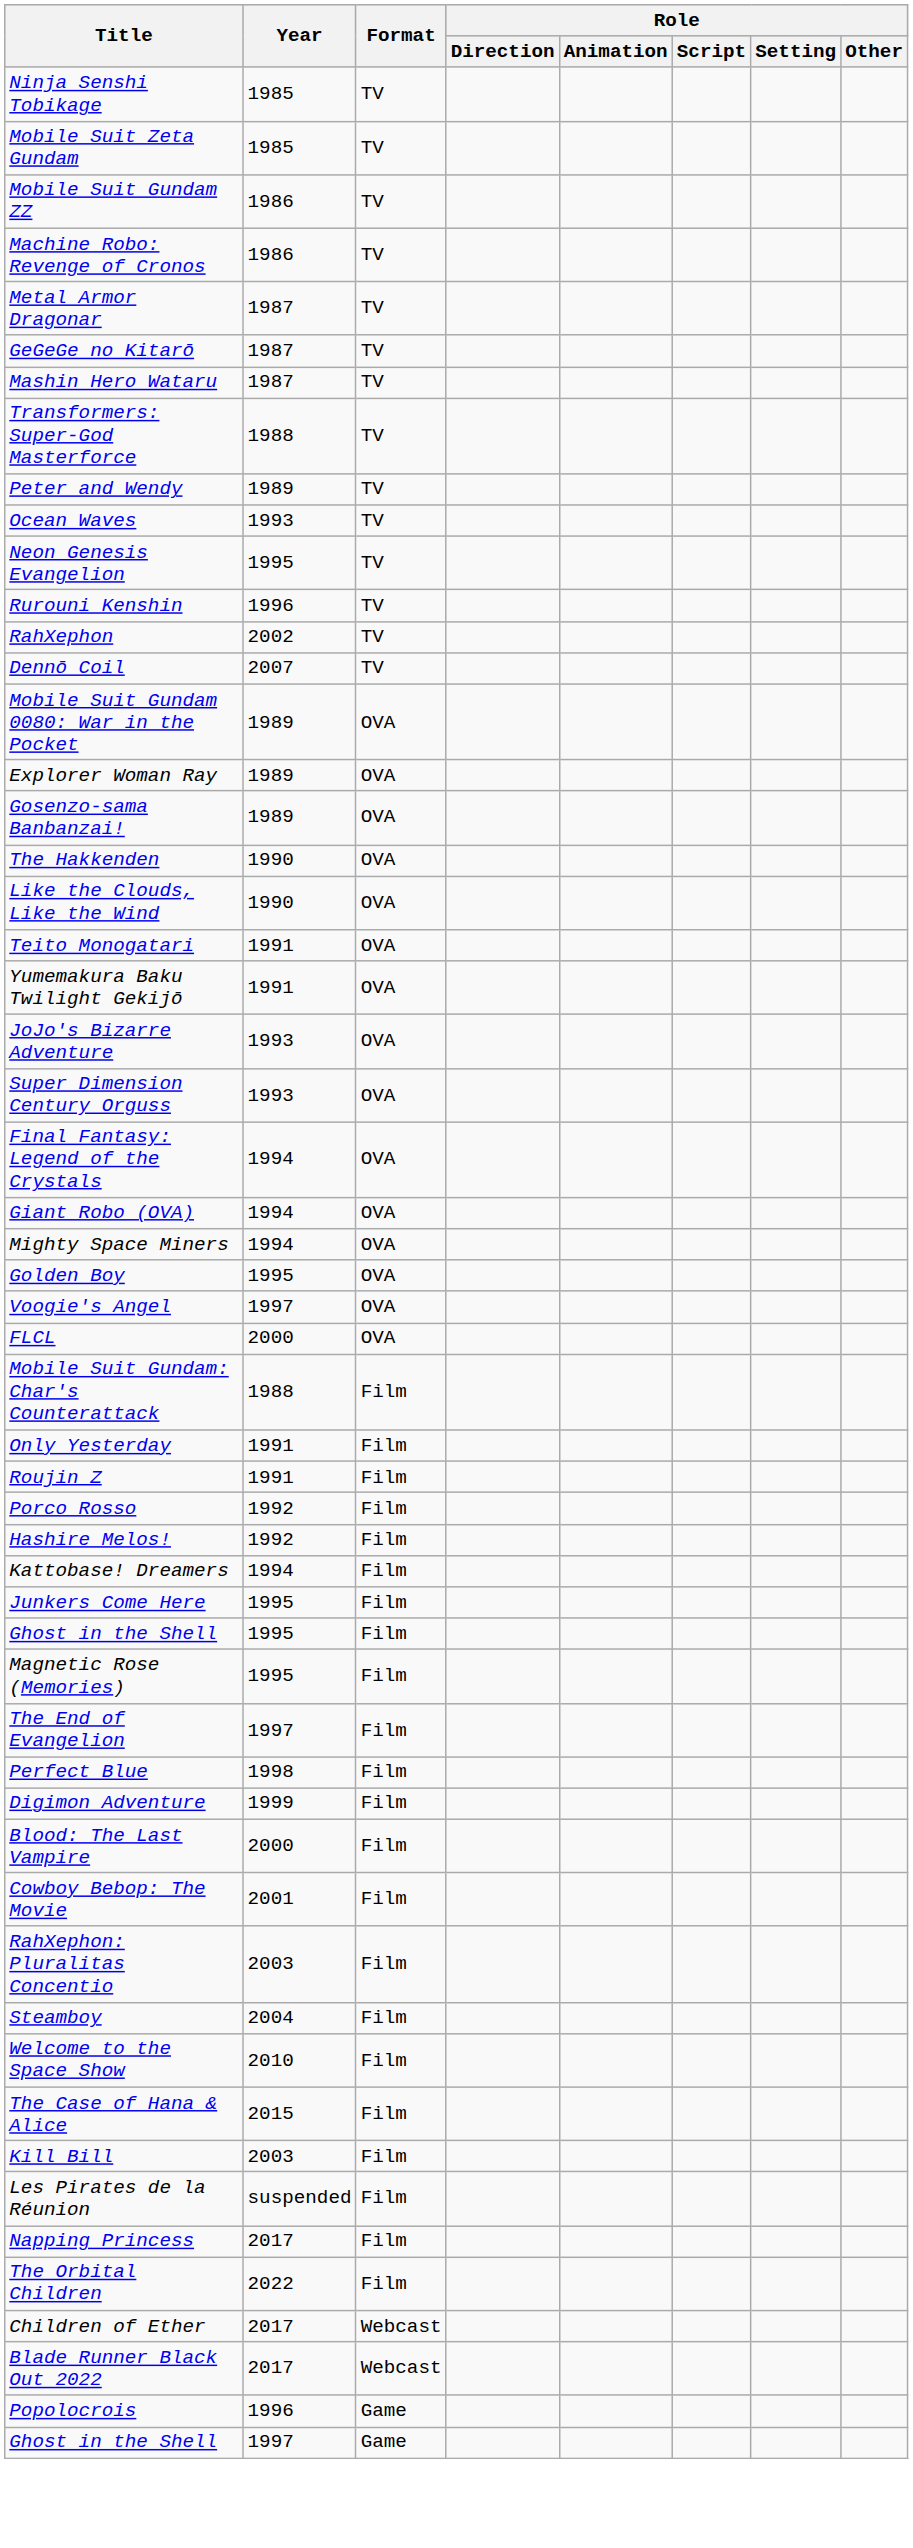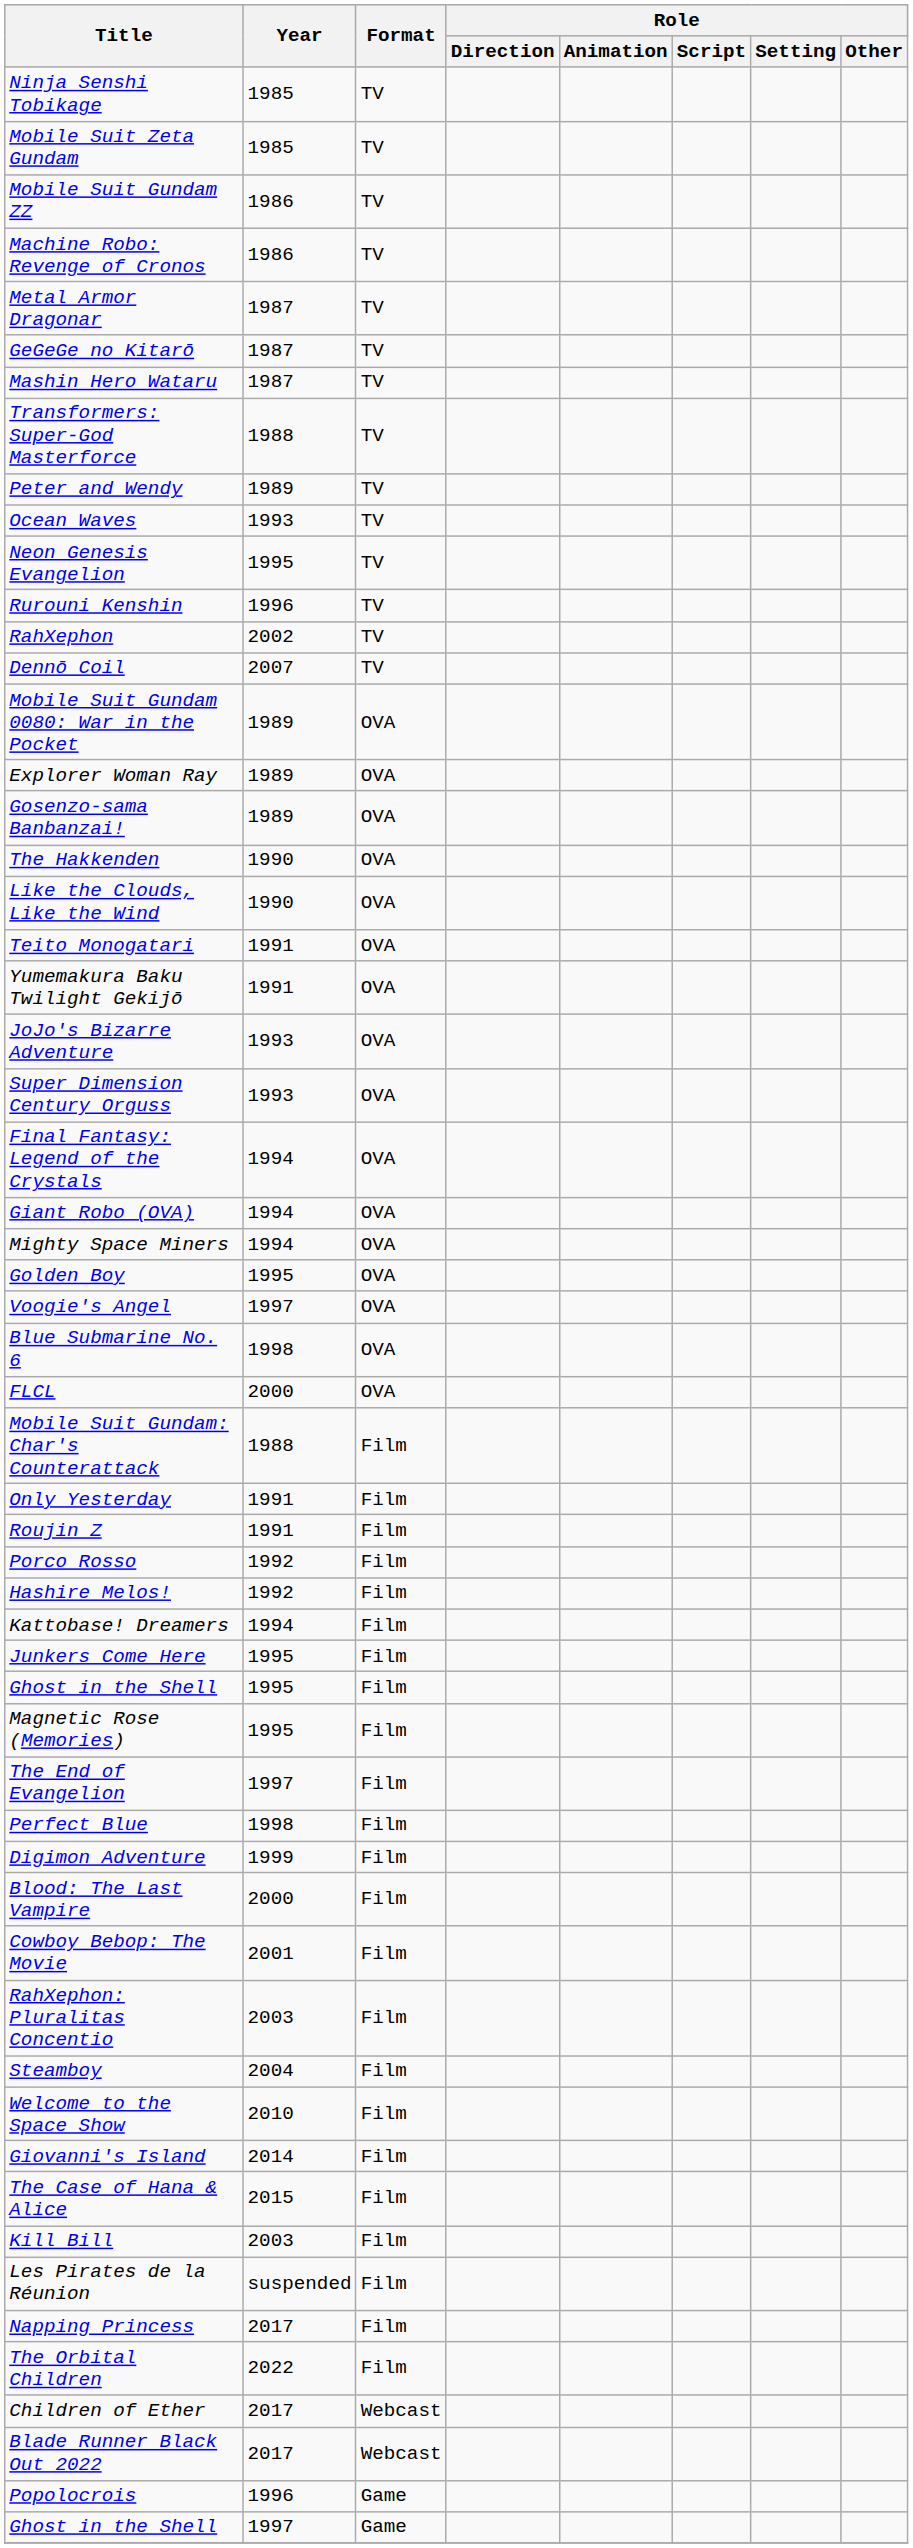+ row: (113, 1350)
+ row: (107, 2156)
